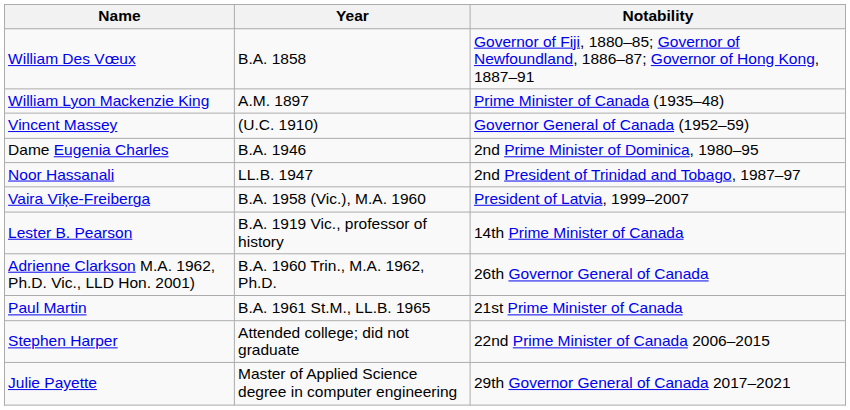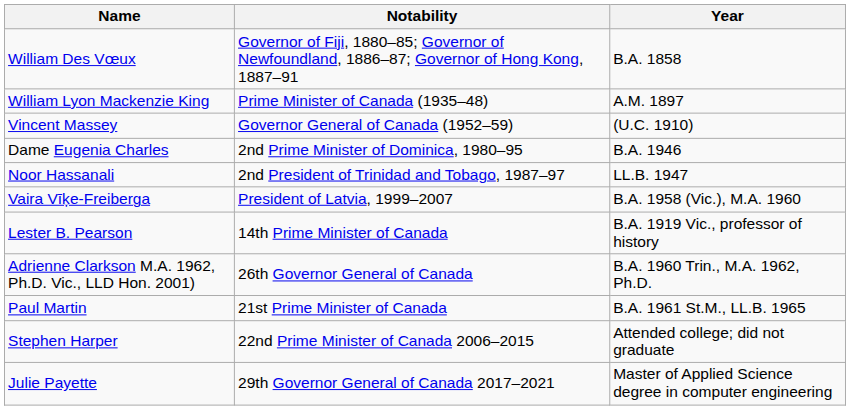columns swapped: (352, 16) <-> (658, 16)
